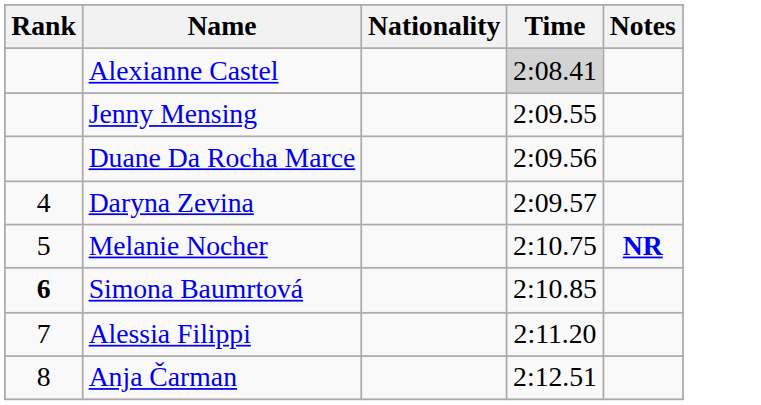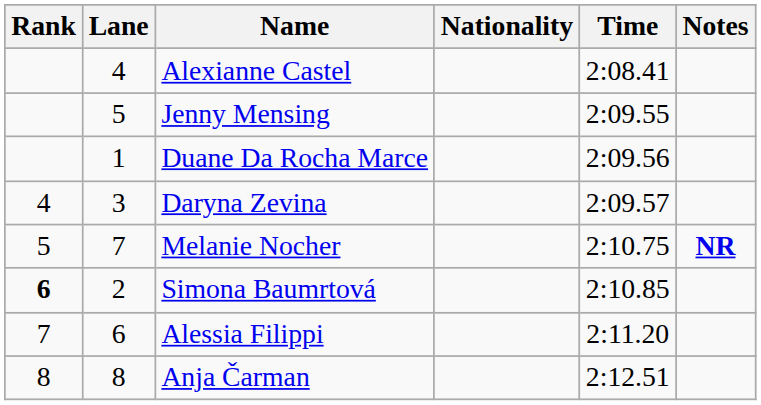+ column: (119, 26)
(555, 70) lightgrey background -> (628, 70) no background
